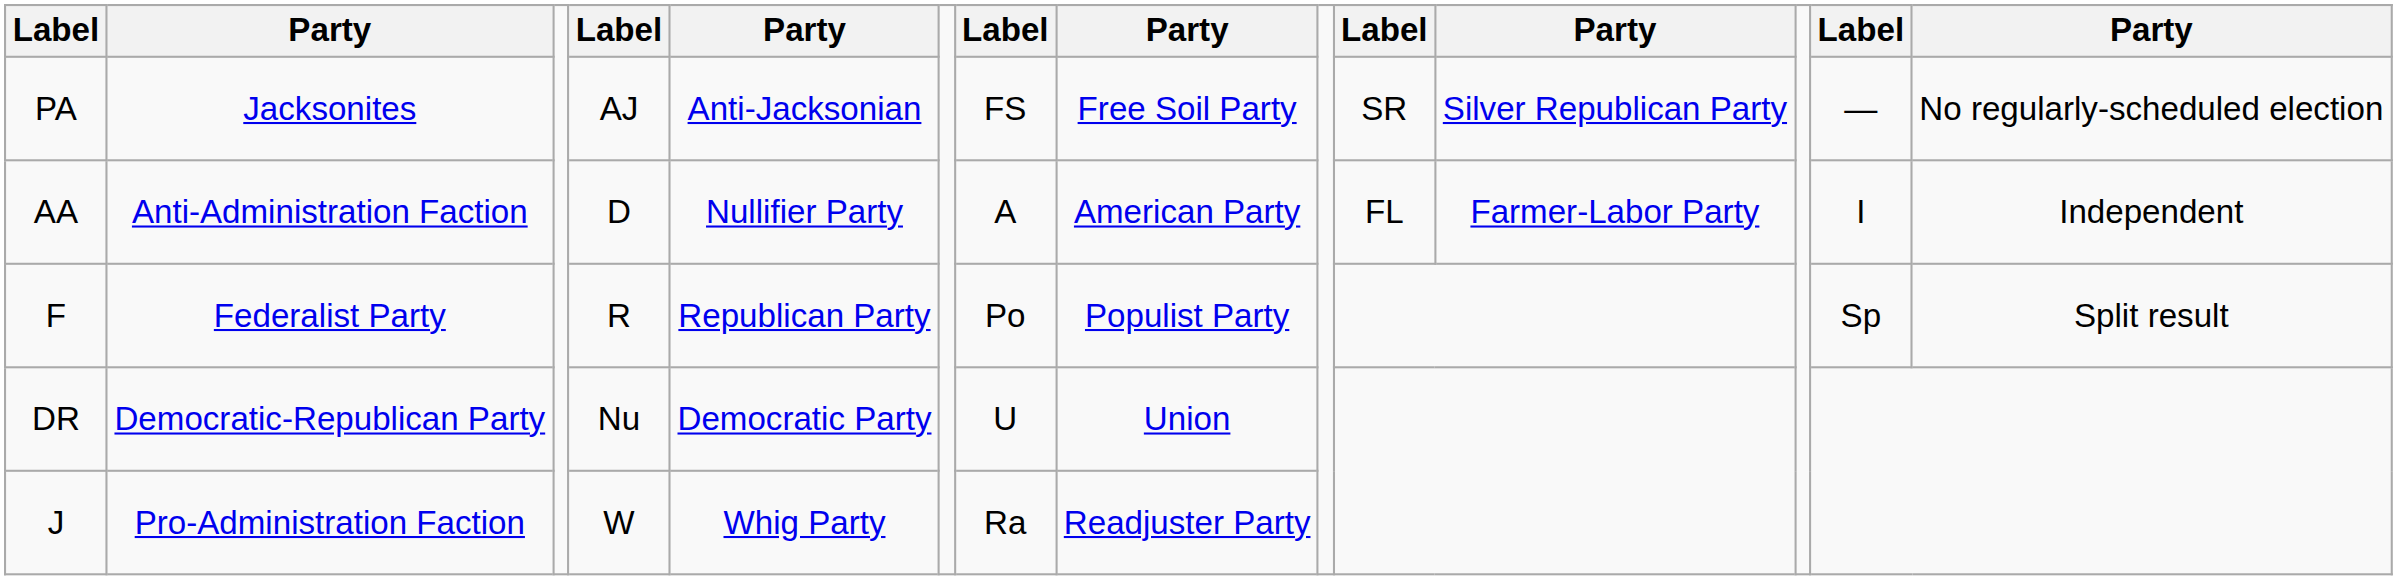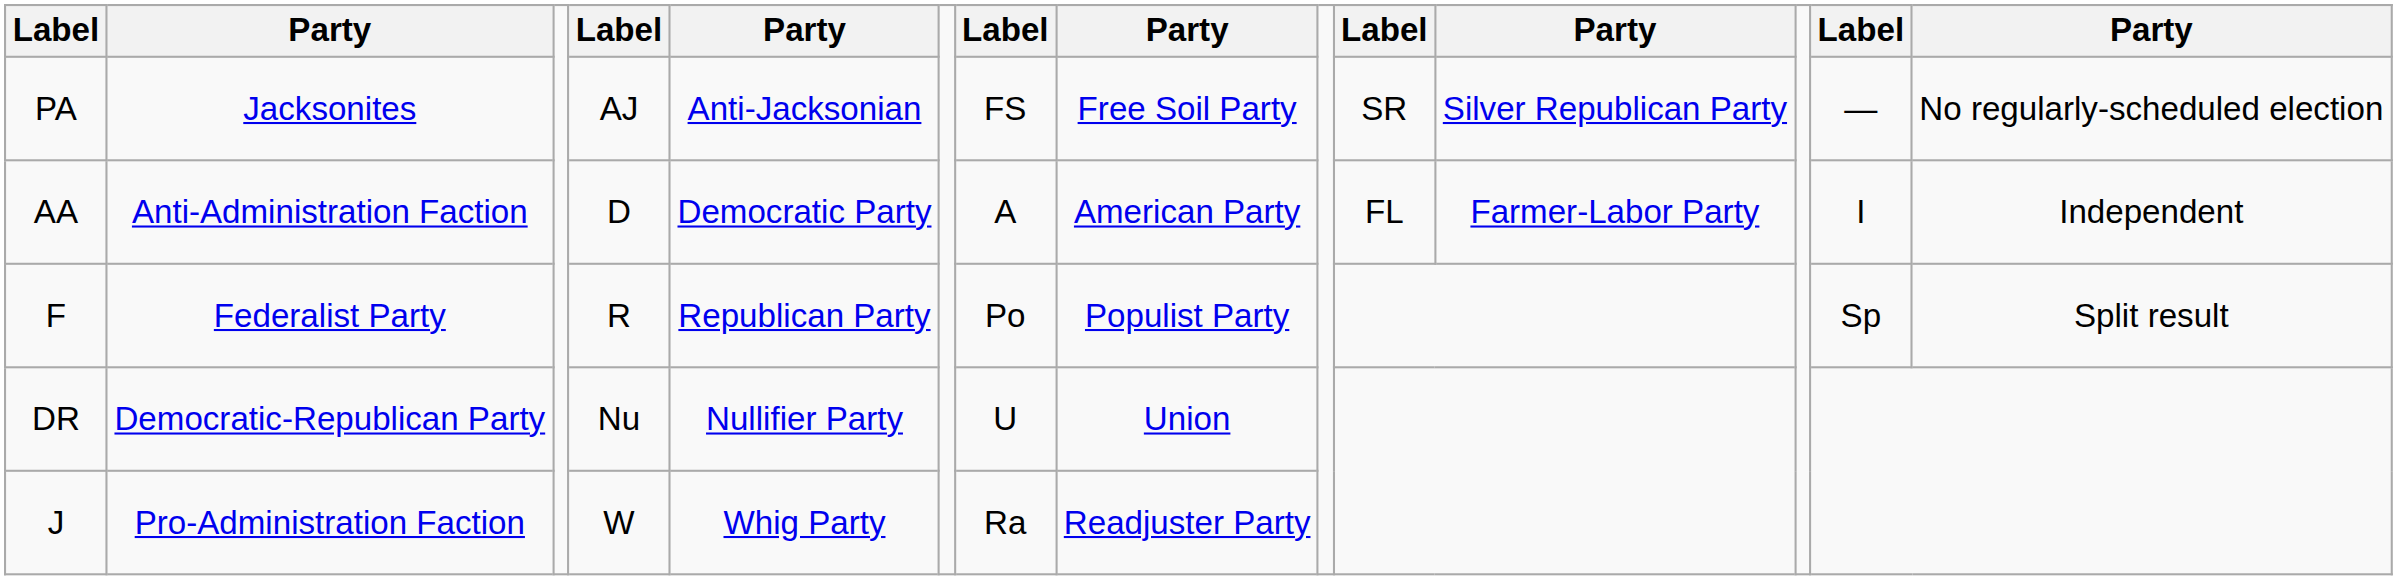(804, 212) Nullifier Party -> (804, 212) Democratic Party
(804, 419) Democratic Party -> (804, 419) Nullifier Party
